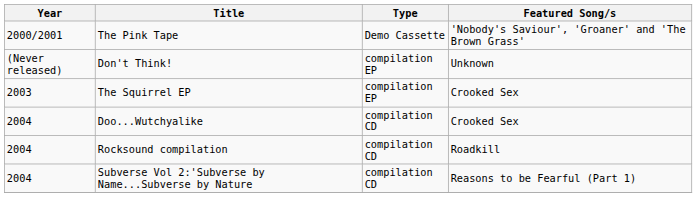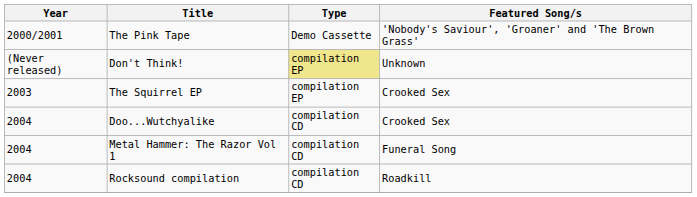(399, 64) no background -> (325, 64) khaki background
+ row: (193, 150)
- row: (181, 178)
